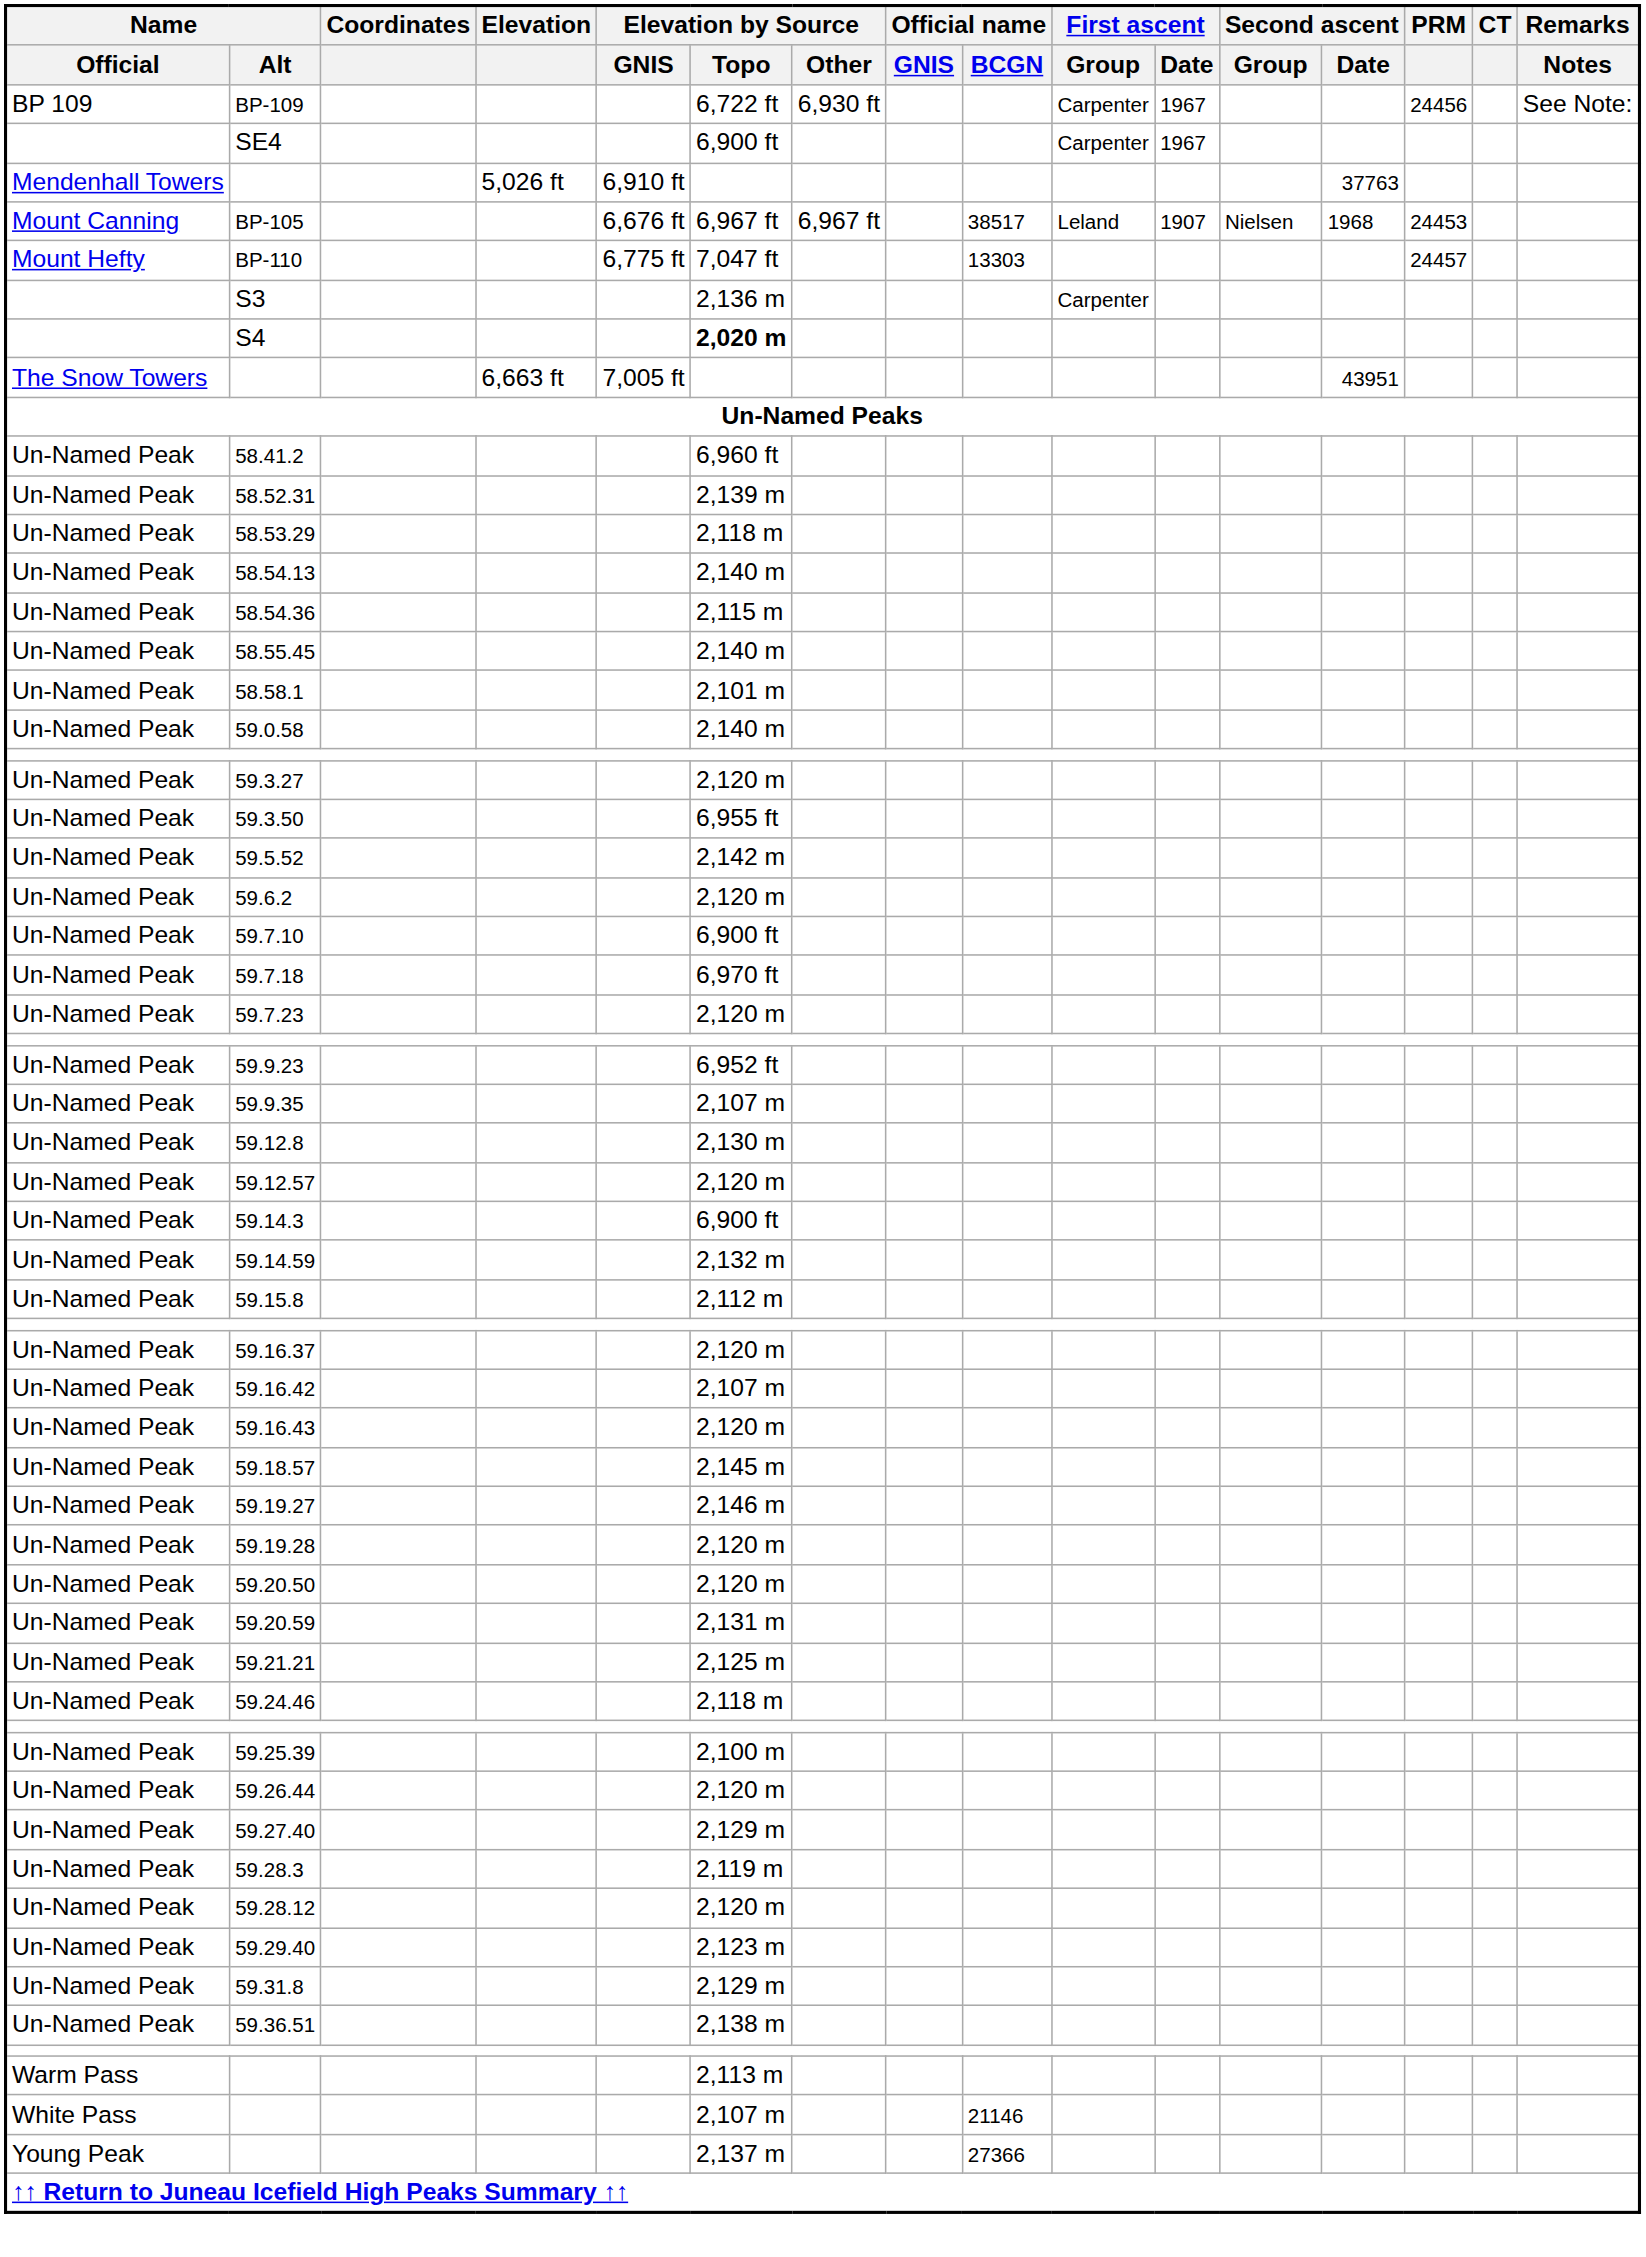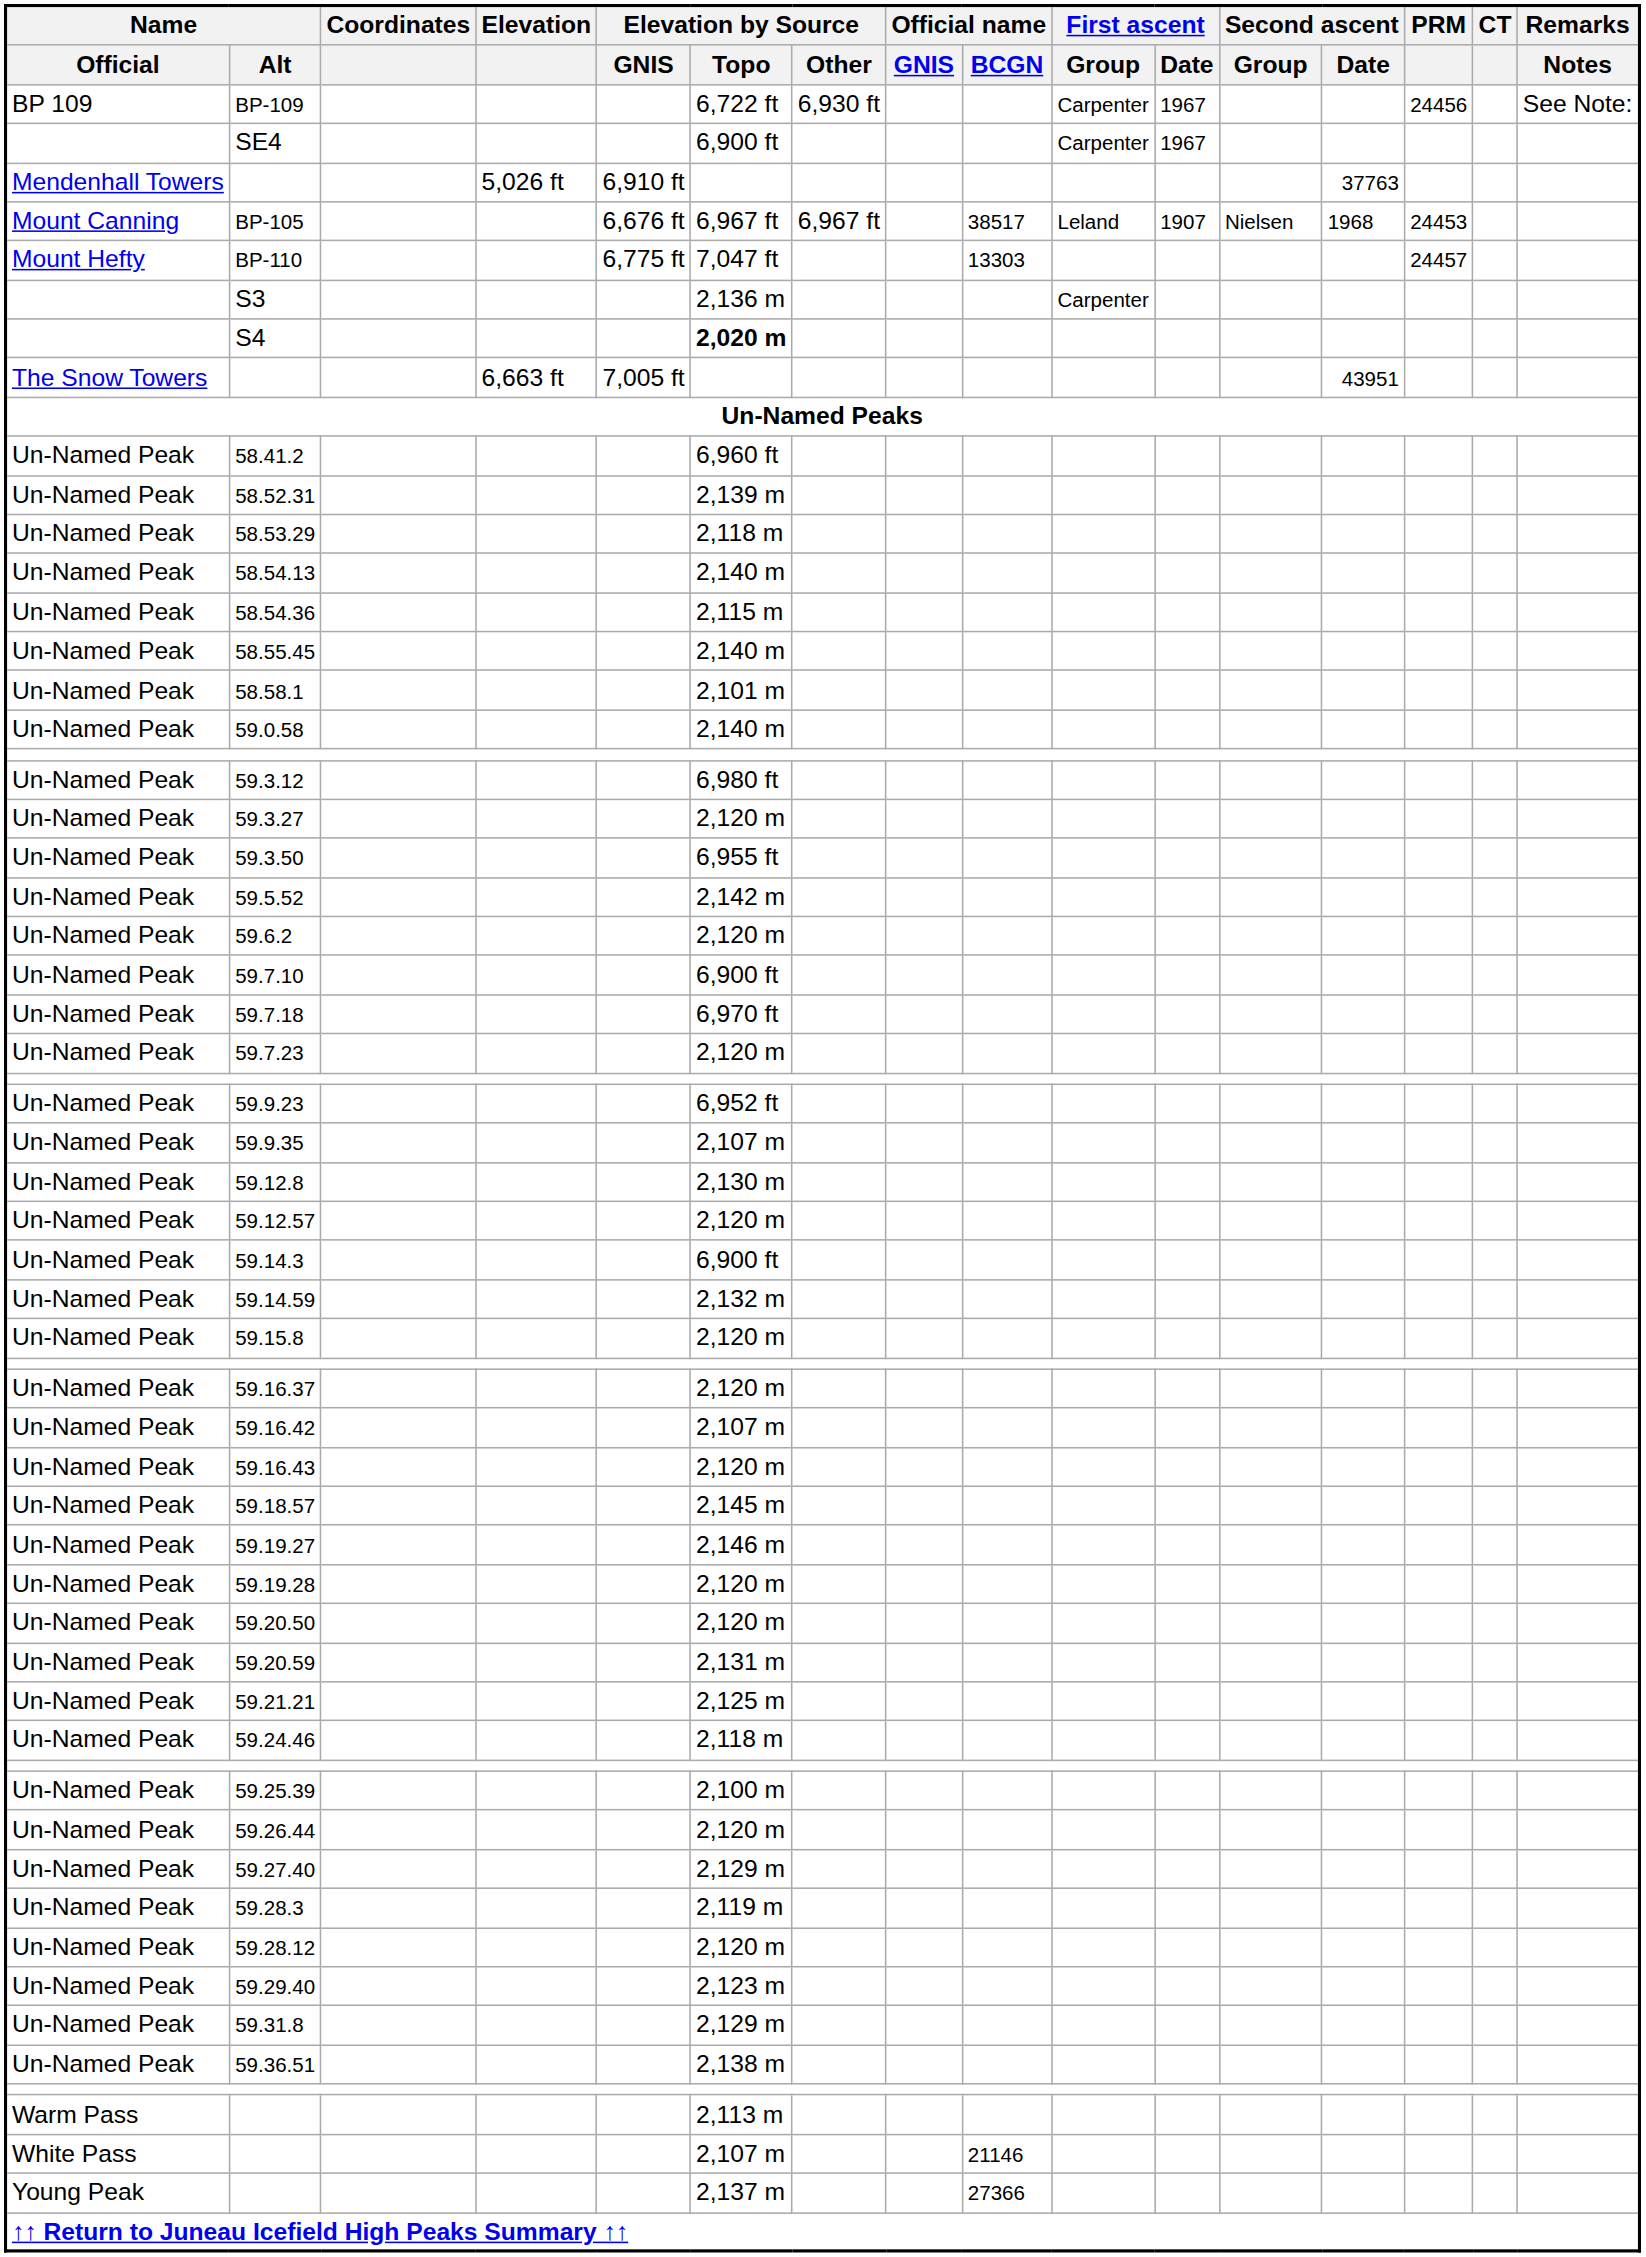+ row: (103, 779)
(740, 1298) 2,112 m -> (741, 1337) 2,120 m
